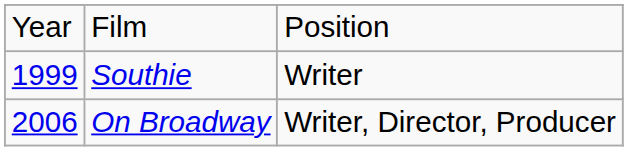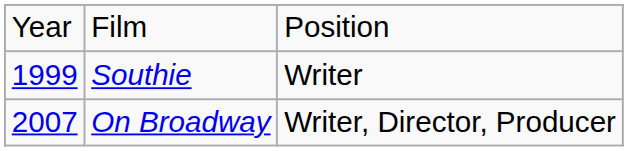(45, 121) 2006 -> (45, 121) 2007
